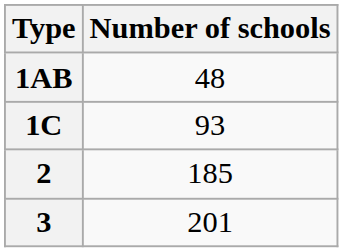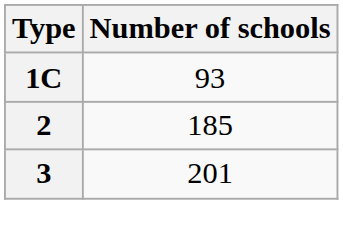- row: (44, 76)
